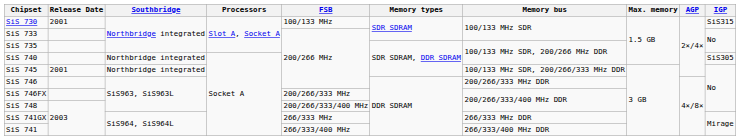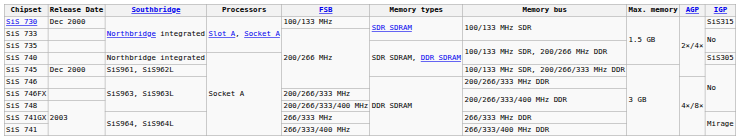(59, 23) 2001 -> (68, 23) Dec 2000
(59, 70) 2001 -> (68, 70) Dec 2000
(156, 70) Northbridge integrated -> (140, 70) SiS961, SiS962L
